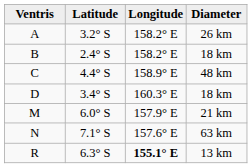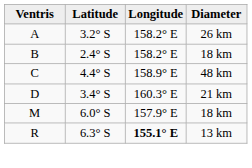(216, 93) 18 km -> (216, 93) 21 km
(216, 113) 21 km -> (216, 113) 18 km
- row: (35, 133)
